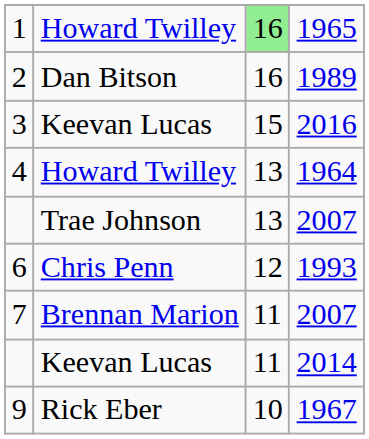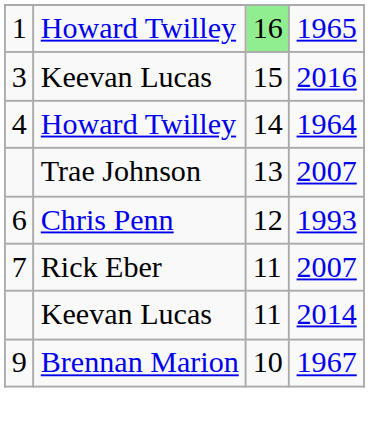- row: (19, 76)
(268, 171) 13 -> (268, 123) 14
(140, 314) Brennan Marion -> (101, 266) Rick Eber
(101, 409) Rick Eber -> (140, 362) Brennan Marion
